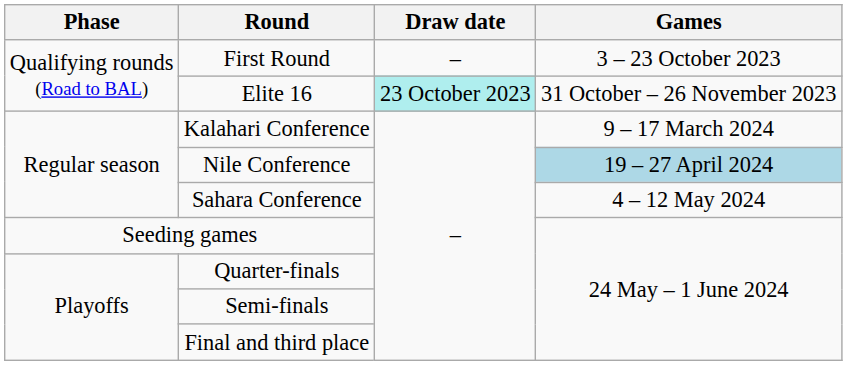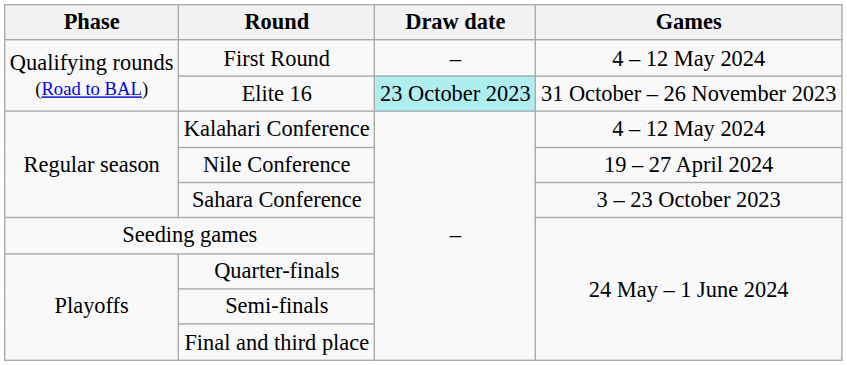(689, 57) 3 – 23 October 2023 -> (689, 57) 4 – 12 May 2024
(689, 128) 9 – 17 March 2024 -> (689, 128) 4 – 12 May 2024
(689, 164) lightblue background -> (689, 164) no background
(689, 199) 4 – 12 May 2024 -> (689, 199) 3 – 23 October 2023
